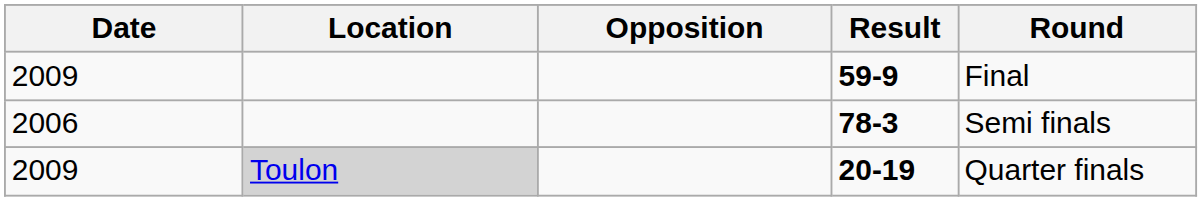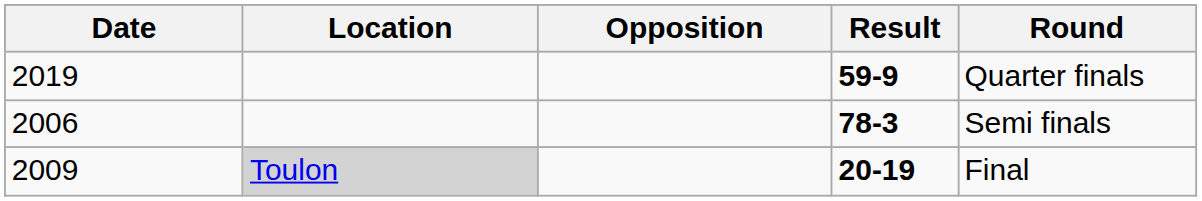(45, 75) 2009 -> (45, 75) 2019
(997, 75) Final -> (1054, 75) Quarter finals
(1054, 170) Quarter finals -> (997, 170) Final
